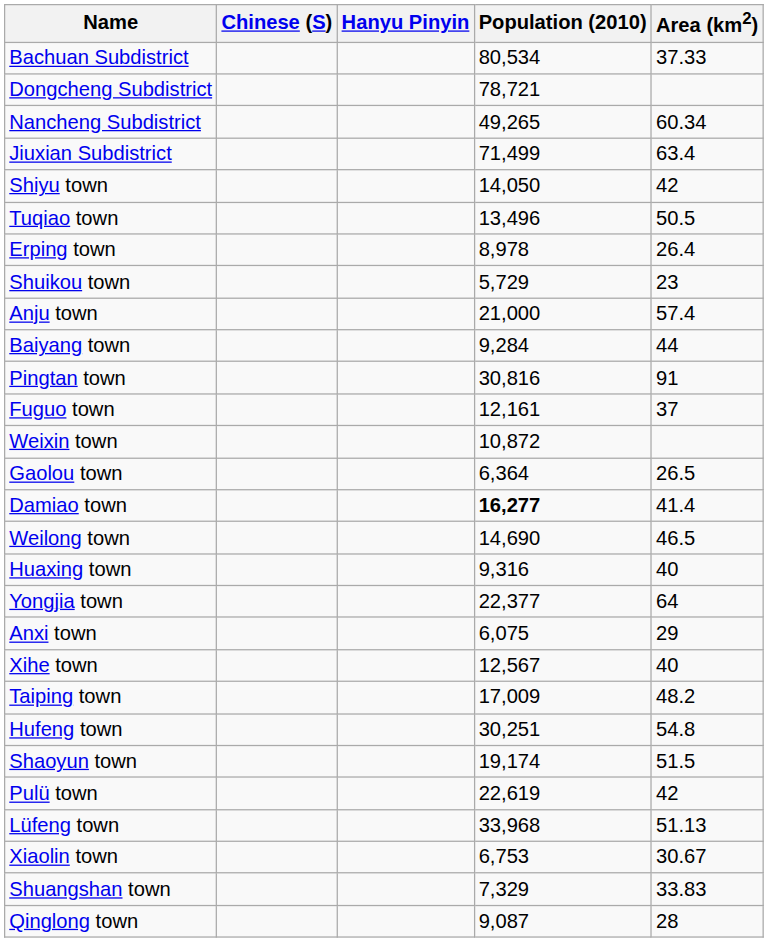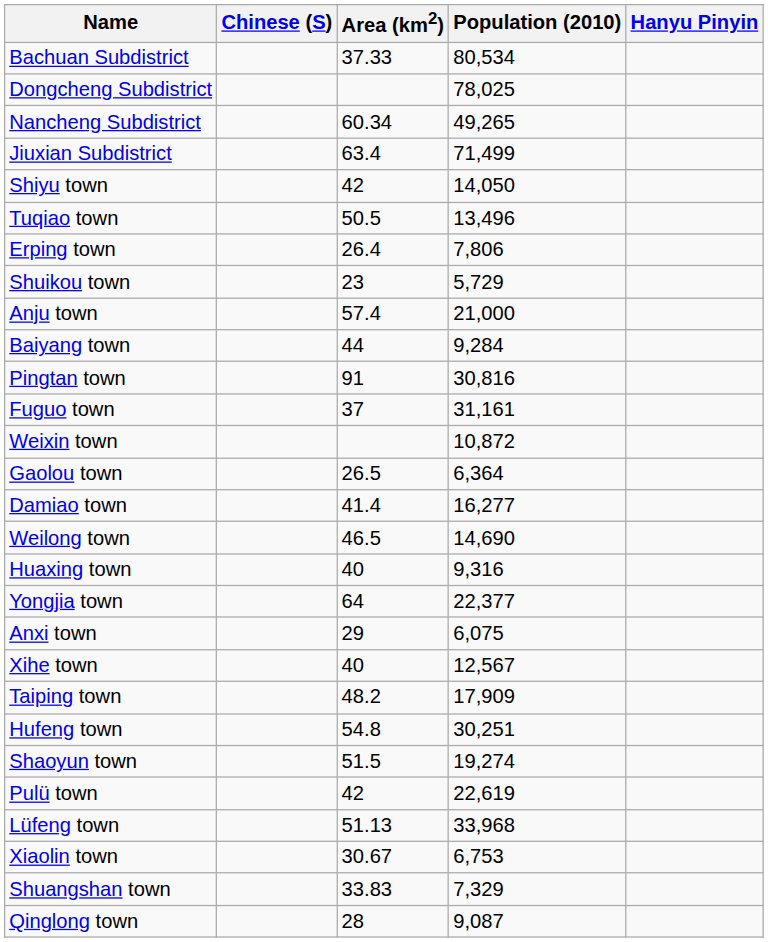columns swapped: (405, 23) <-> (707, 23)
(509, 89) 78,721 -> (484, 89) 78,025
(504, 249) 8,978 -> (478, 249) 7,806
(509, 409) 12,161 -> (484, 409) 31,161
(509, 505) bold -> (484, 505) normal
(509, 697) 17,009 -> (484, 697) 17,909
(509, 761) 19,174 -> (484, 761) 19,274
